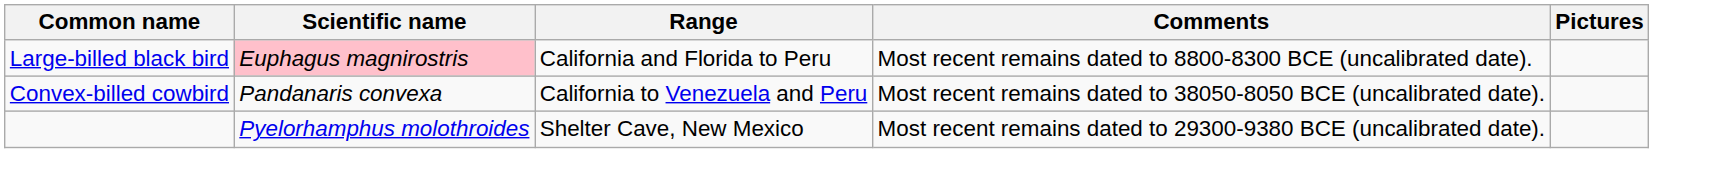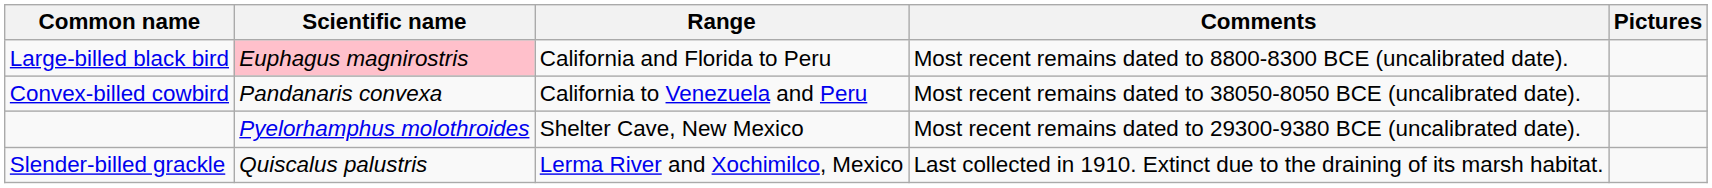+ row: (118, 164)
